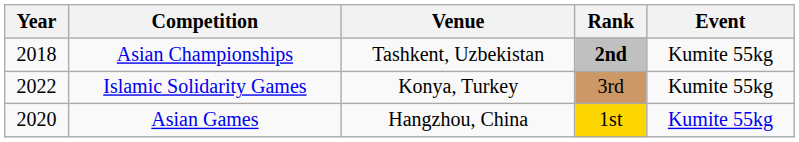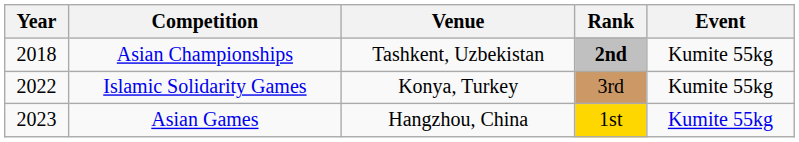(36, 120) 2020 -> (36, 120) 2023
